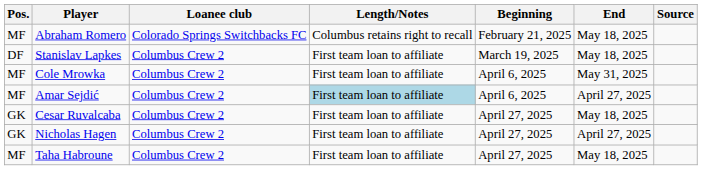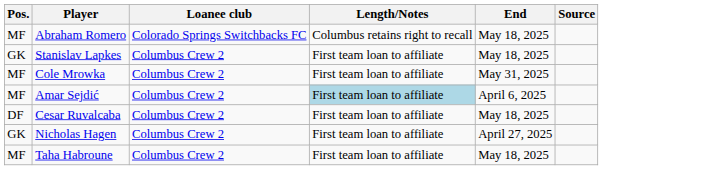- column: (525, 14)
(15, 54) DF -> (16, 54) GK
(614, 94) April 27, 2025 -> (512, 94) April 6, 2025
(16, 114) GK -> (15, 114) DF
